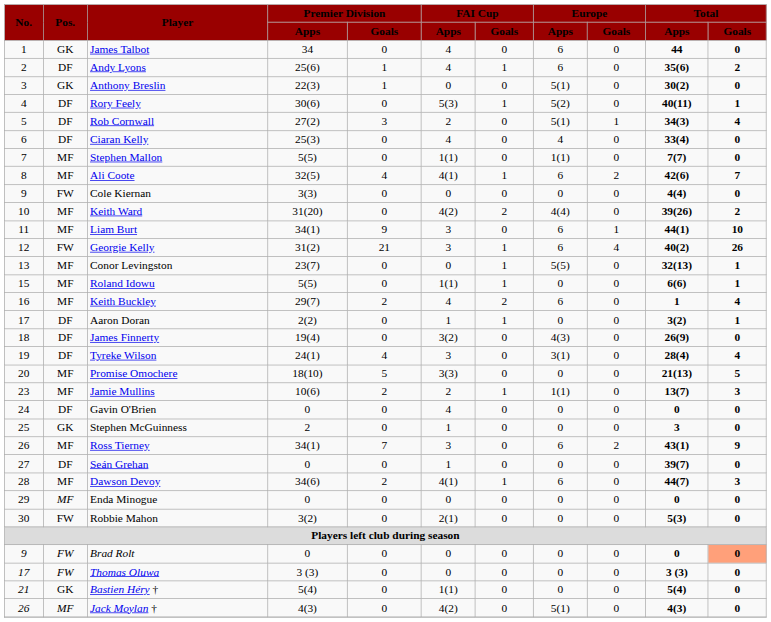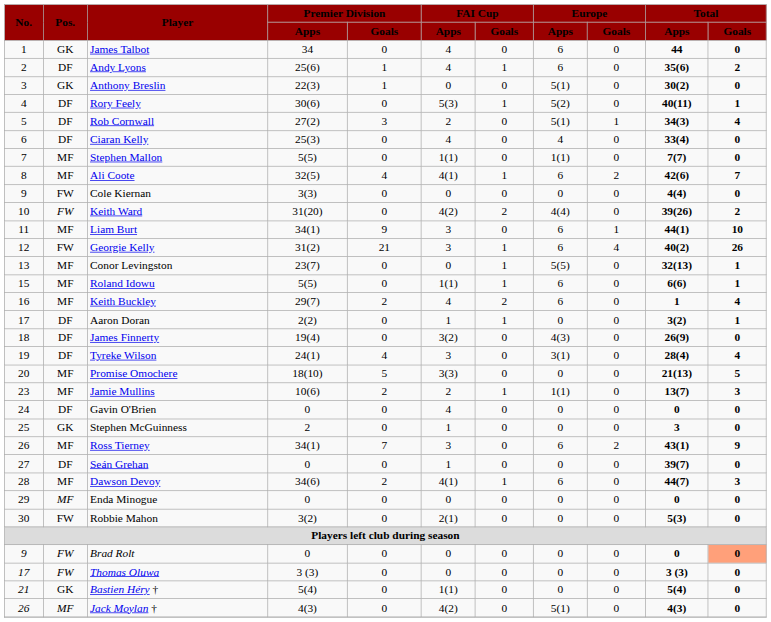(65, 211) MF -> (65, 211) FW
(560, 283) 0 -> (560, 283) 6
